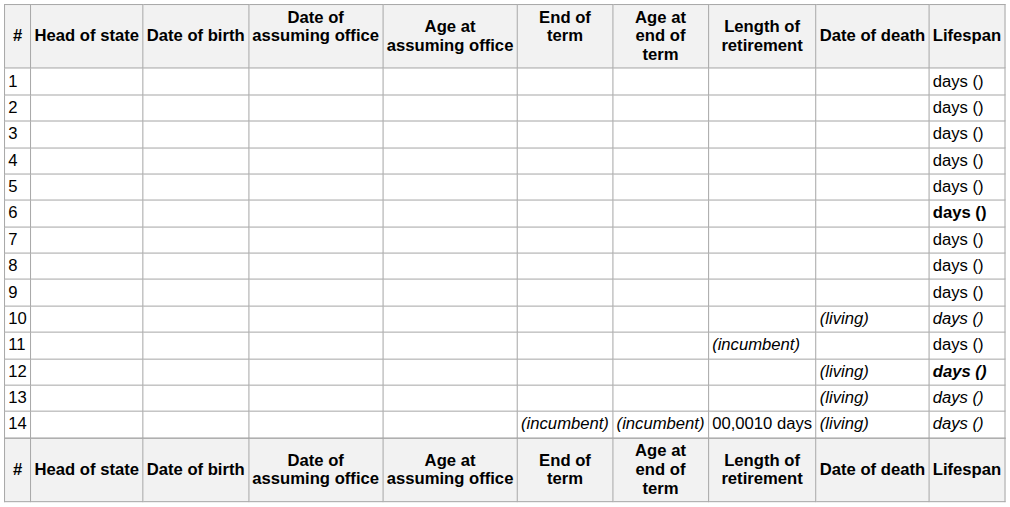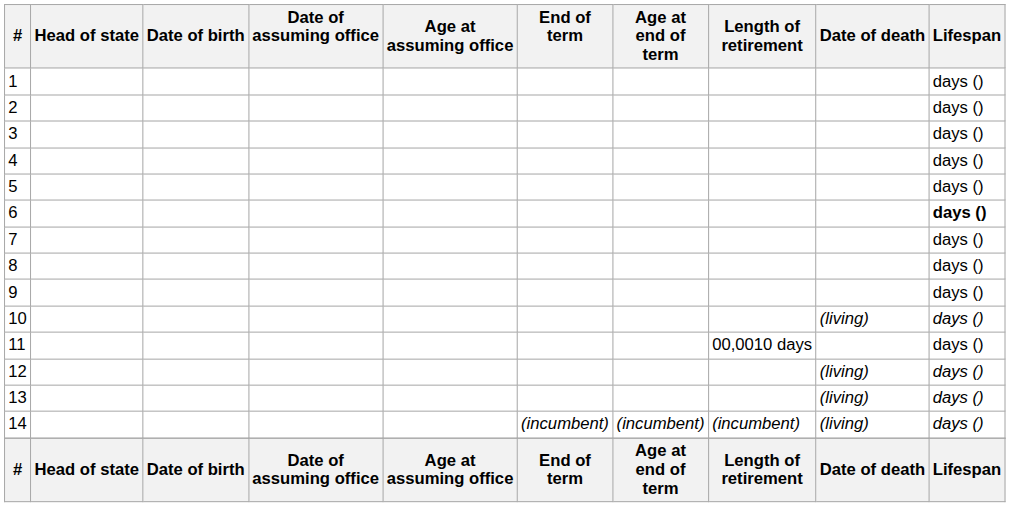(756, 345) (incumbent) -> (762, 345) 00,0010 days
(960, 371) bold -> (958, 371) normal
(762, 424) 00,0010 days -> (756, 424) (incumbent)
